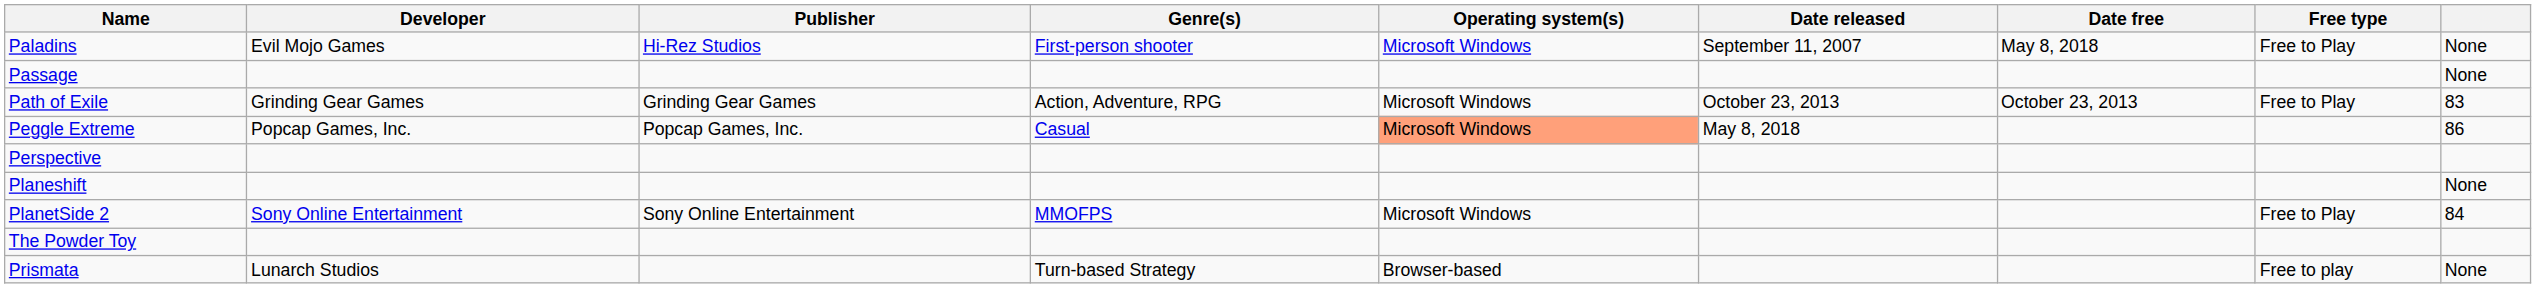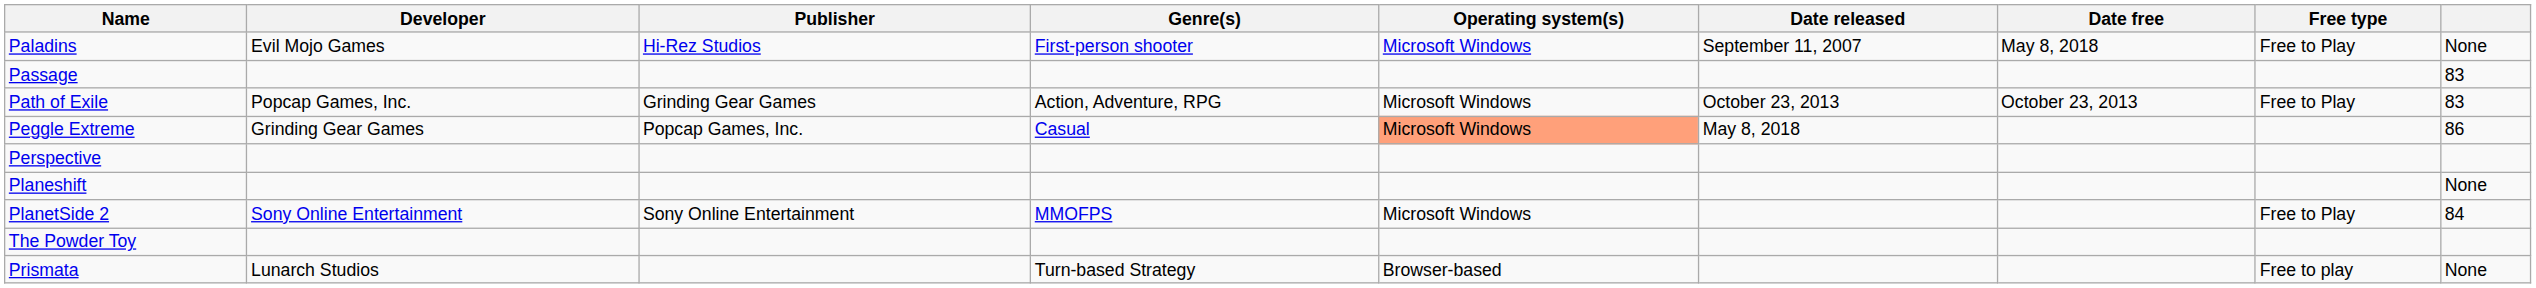(2466, 74) None -> (2455, 74) 83
(338, 102) Grinding Gear Games -> (331, 102) Popcap Games, Inc.
(331, 130) Popcap Games, Inc. -> (338, 130) Grinding Gear Games
